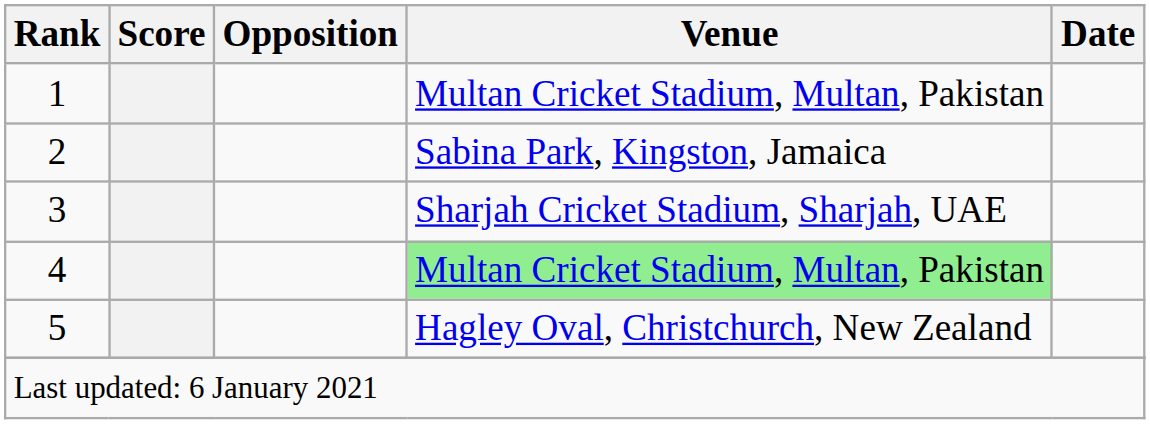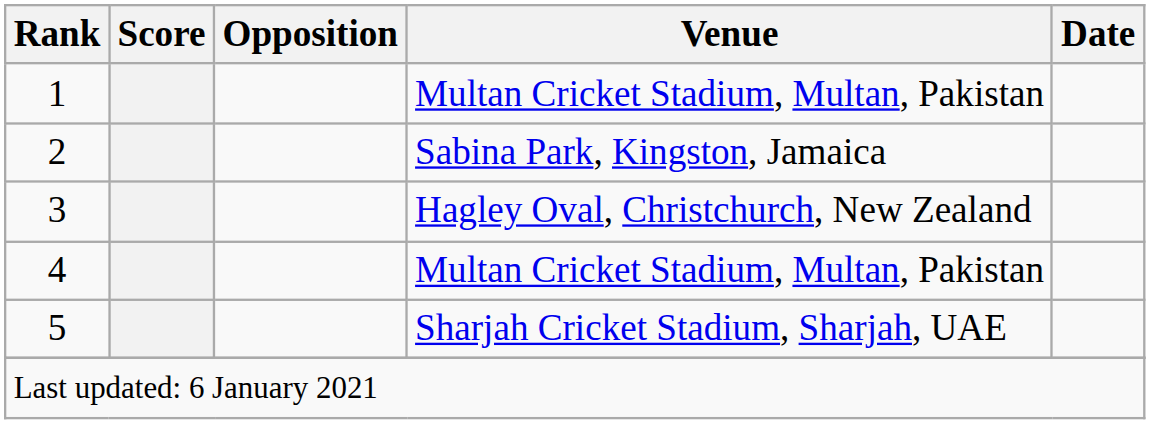(711, 210) Sharjah Cricket Stadium, Sharjah, UAE -> (723, 210) Hagley Oval, Christchurch, New Zealand
(730, 269) lightgreen background -> (730, 269) no background
(723, 328) Hagley Oval, Christchurch, New Zealand -> (711, 328) Sharjah Cricket Stadium, Sharjah, UAE
